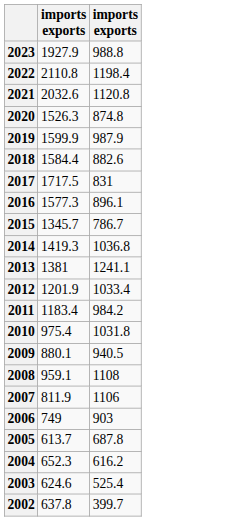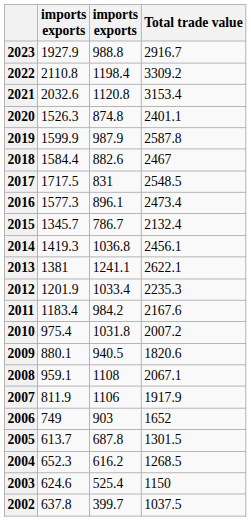+ column: (193, 22)
